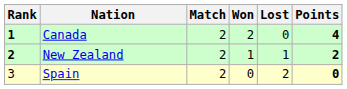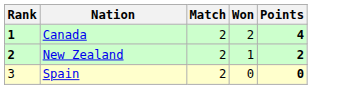- column: (275, 14)
